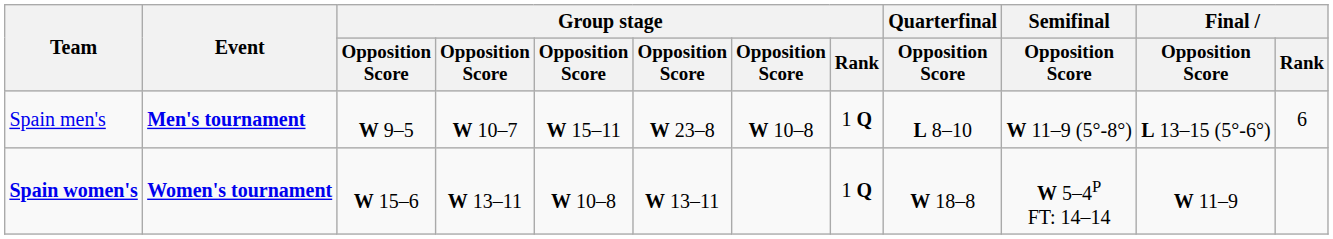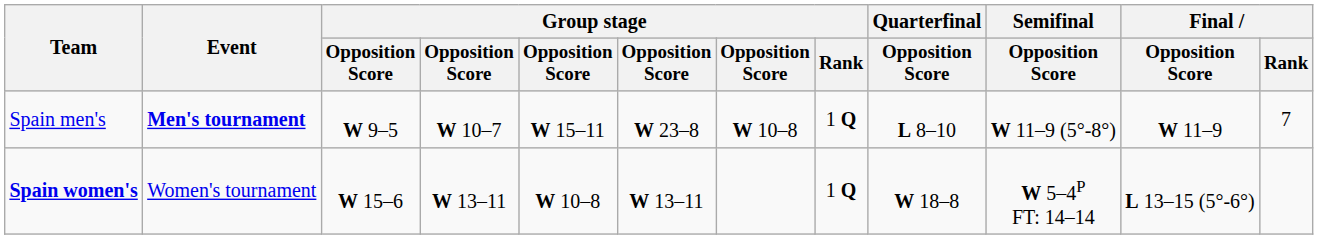(1206, 131) L 13–15 (5°-6°) -> (1190, 131) W 11–9
(1302, 119) 6 -> (1286, 119) 7
(240, 190) bold -> (232, 190) normal
(1206, 202) W 11–9 -> (1190, 202) L 13–15 (5°-6°)
